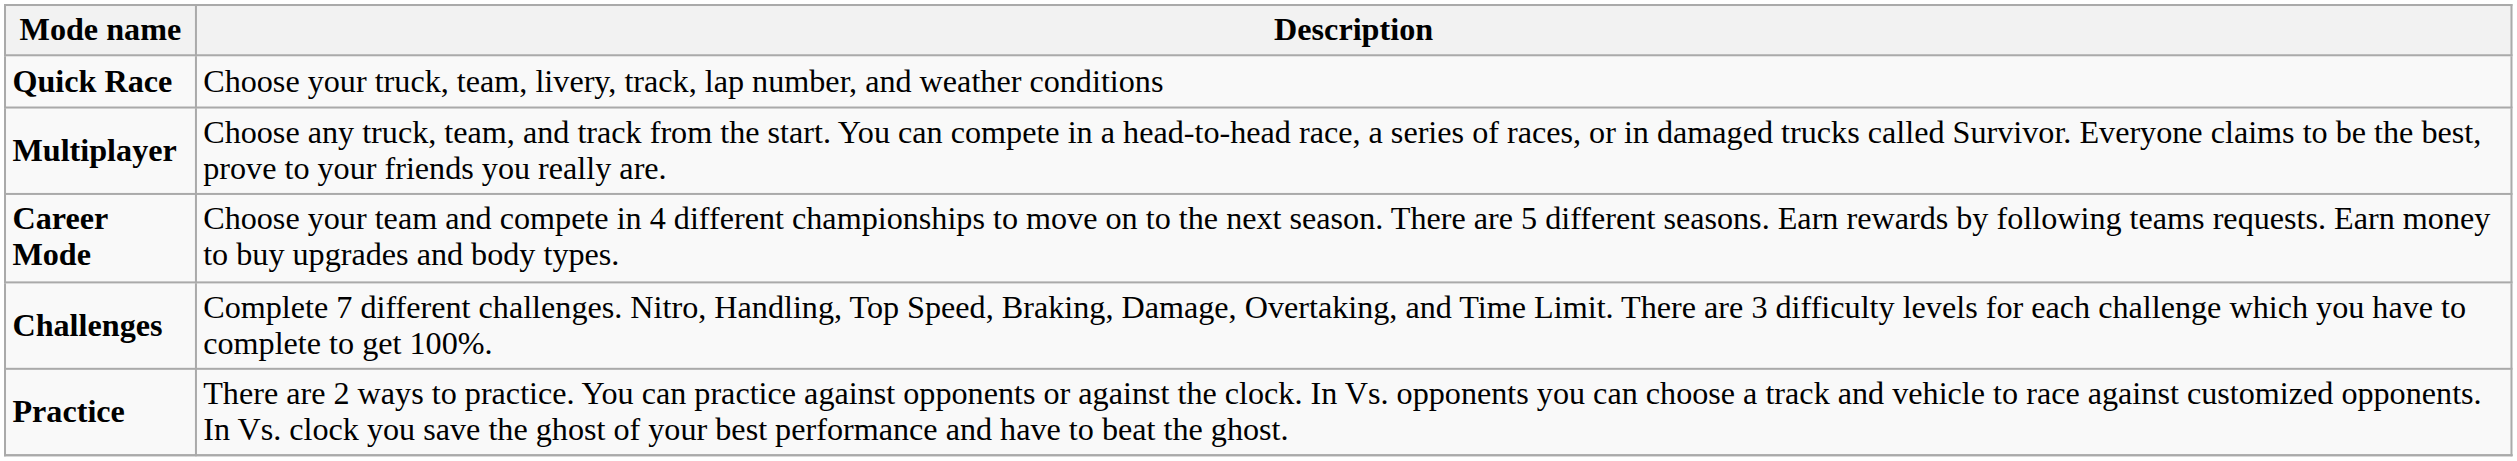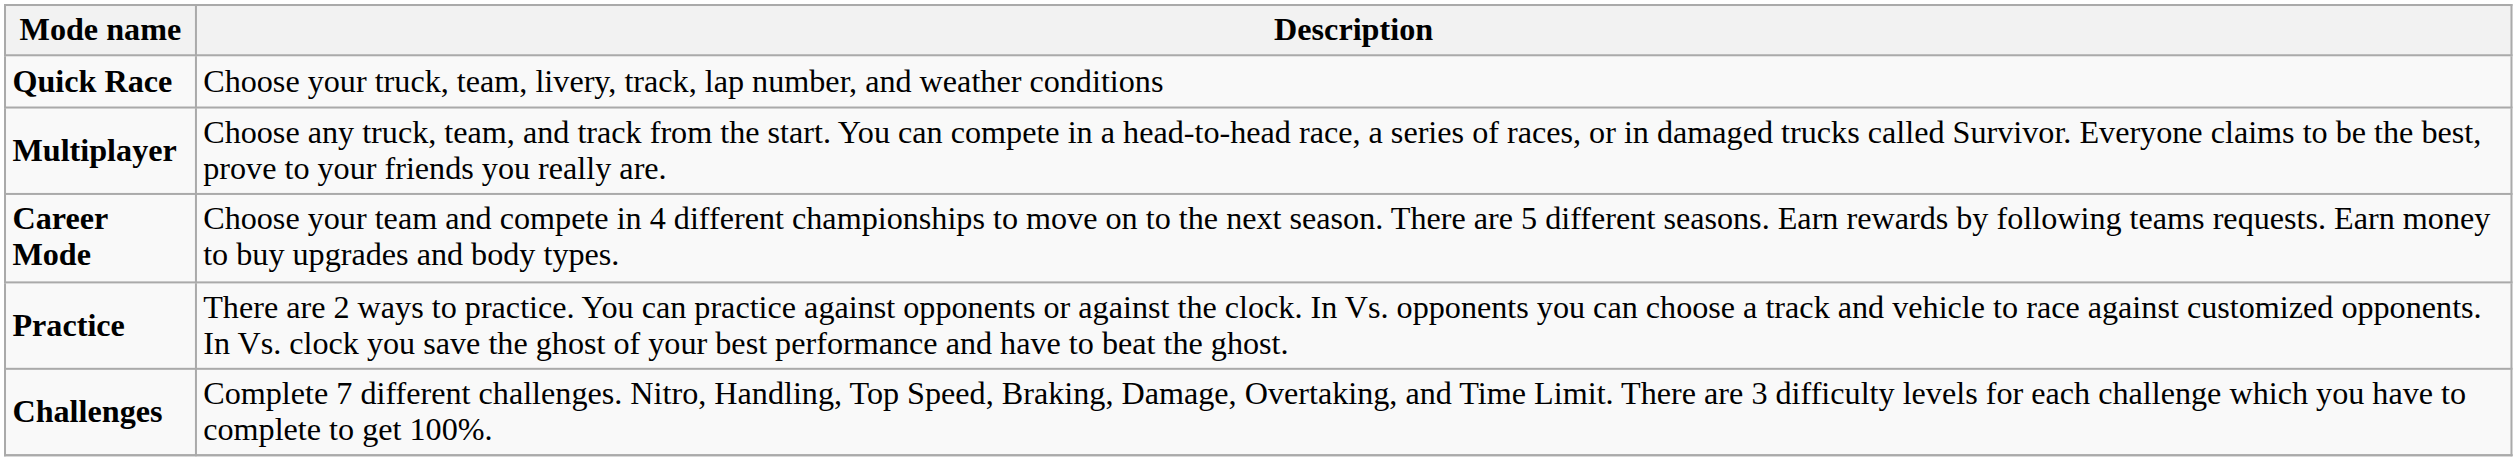rows swapped: (87, 324) <-> (69, 411)
